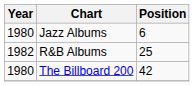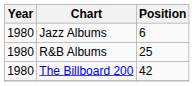(20, 52) 1982 -> (20, 52) 1980
